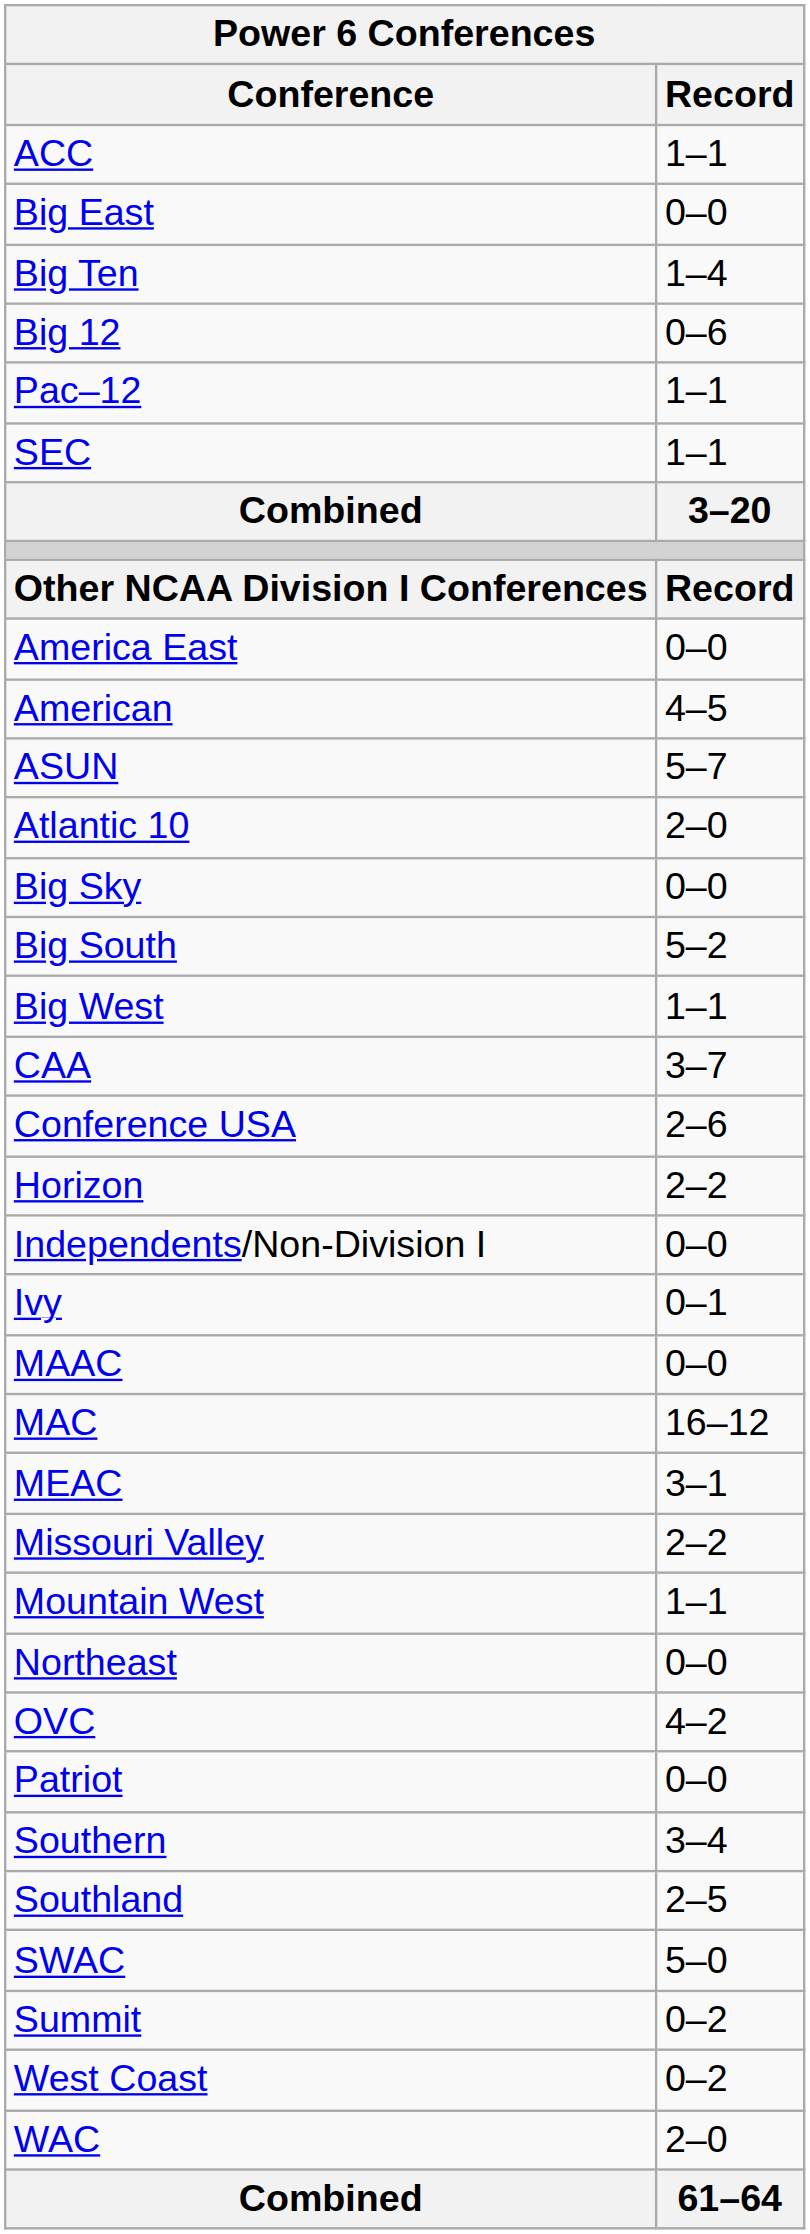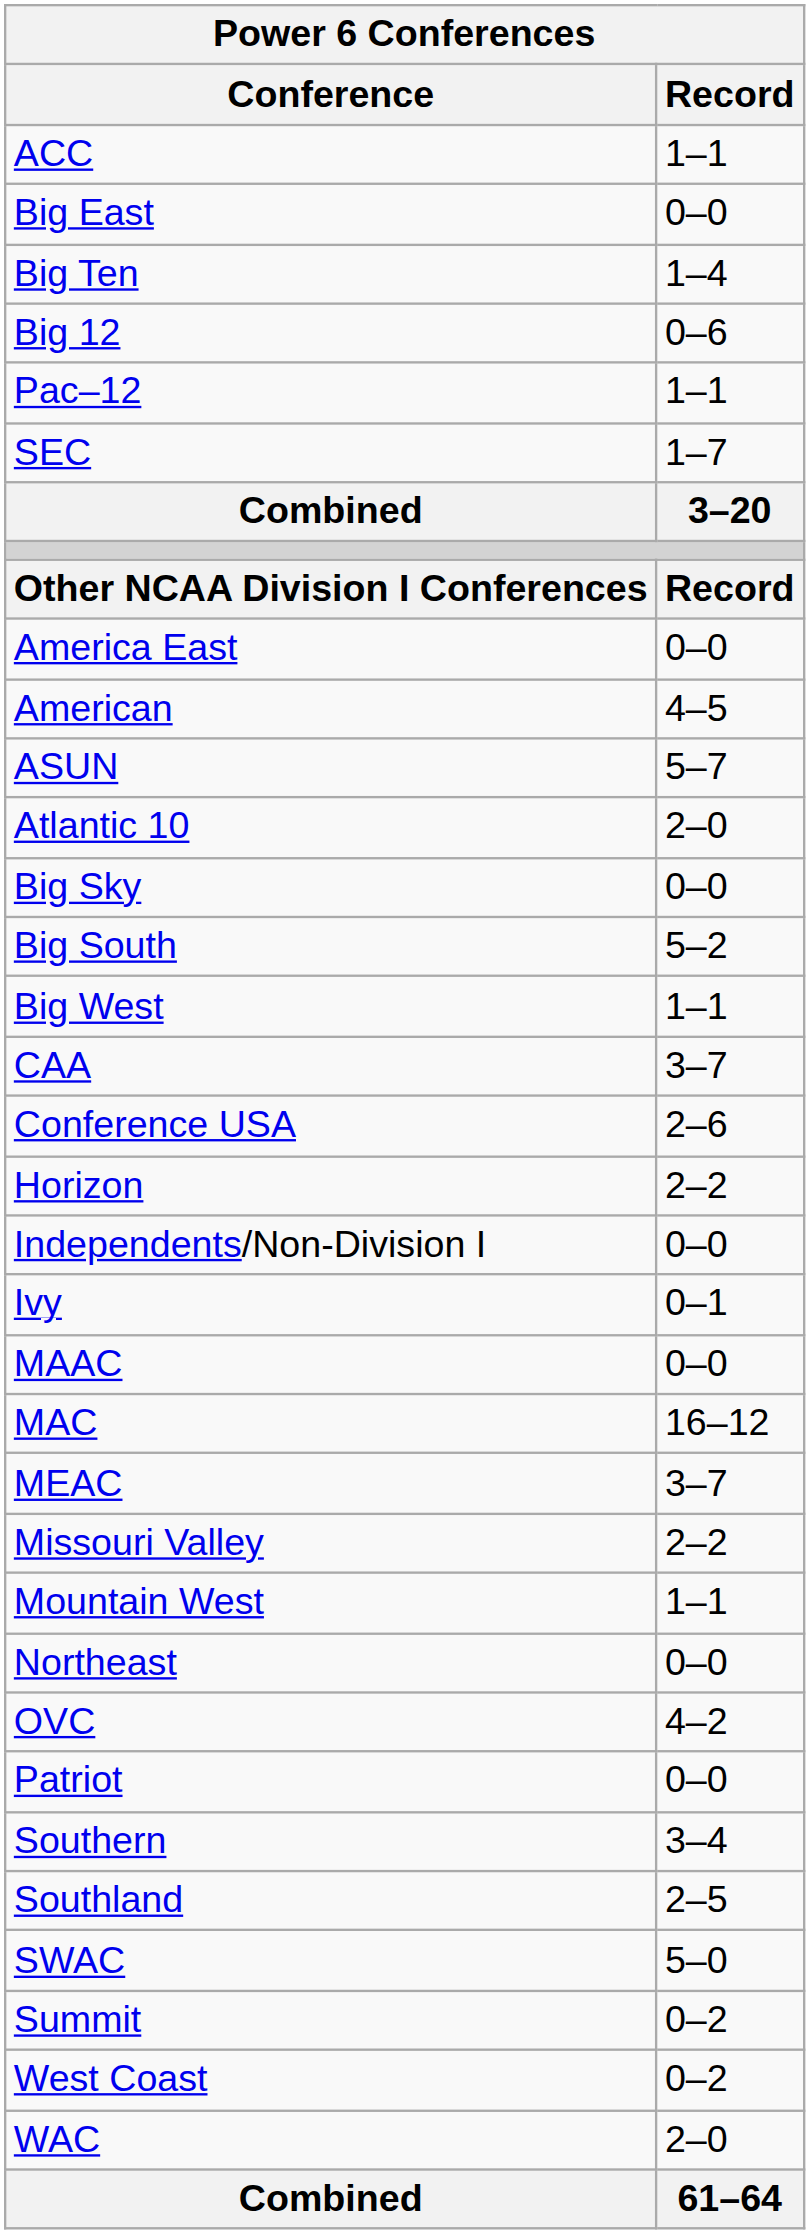(696, 451) 1–1 -> (696, 451) 1–7
(696, 1482) 3–1 -> (696, 1482) 3–7
